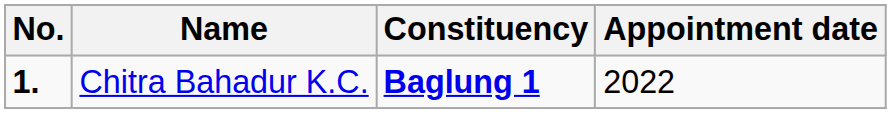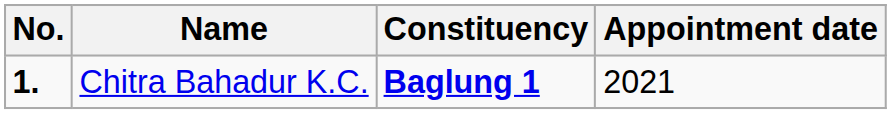(639, 81) 2022 -> (639, 81) 2021
